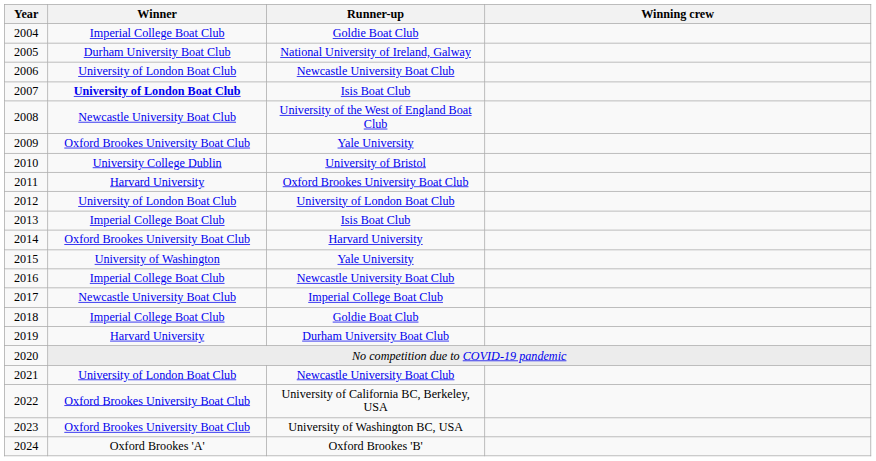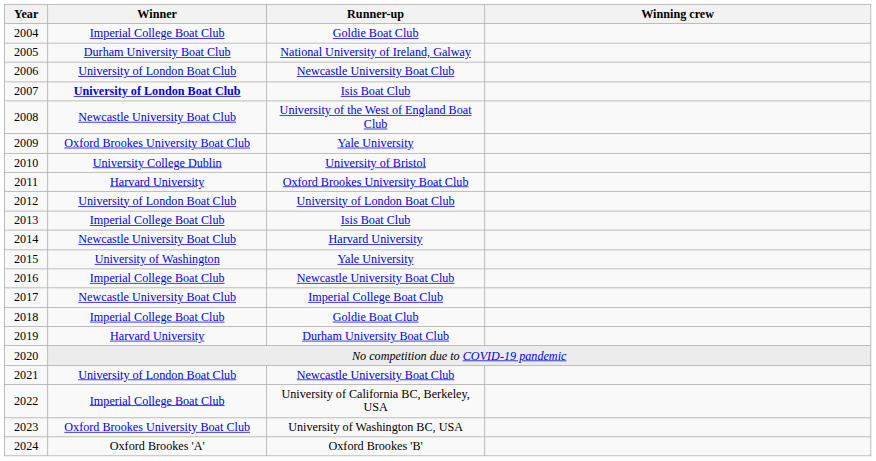(157, 239) Oxford Brookes University Boat Club -> (157, 239) Newcastle University Boat Club
(157, 401) Oxford Brookes University Boat Club -> (157, 401) Imperial College Boat Club
